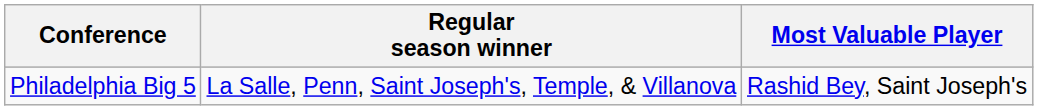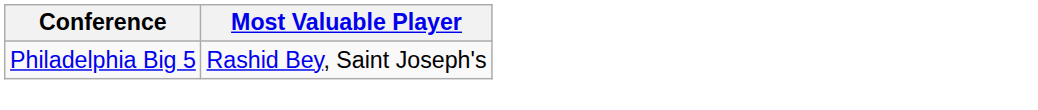- column: (471, 35)
